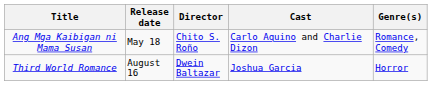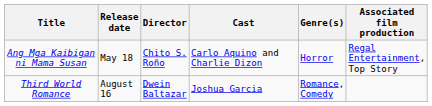+ column: (387, 22)
(397, 42) Romance, Comedy -> (317, 58) Horror
(392, 68) Horror -> (322, 89) Romance, Comedy
